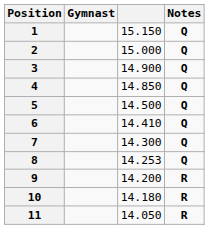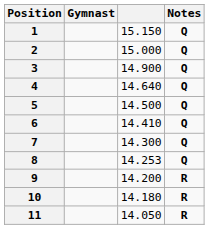(141, 87) 14.850 -> (141, 87) 14.640
